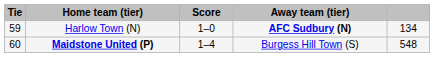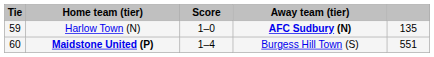(408, 29) 134 -> (408, 29) 135
(408, 45) 548 -> (408, 45) 551
